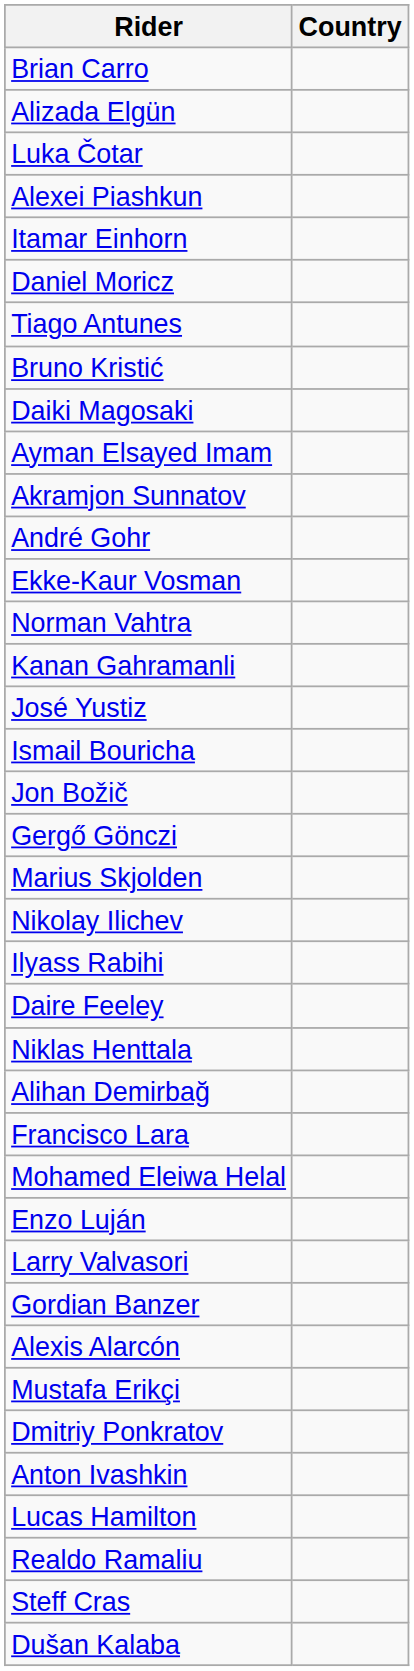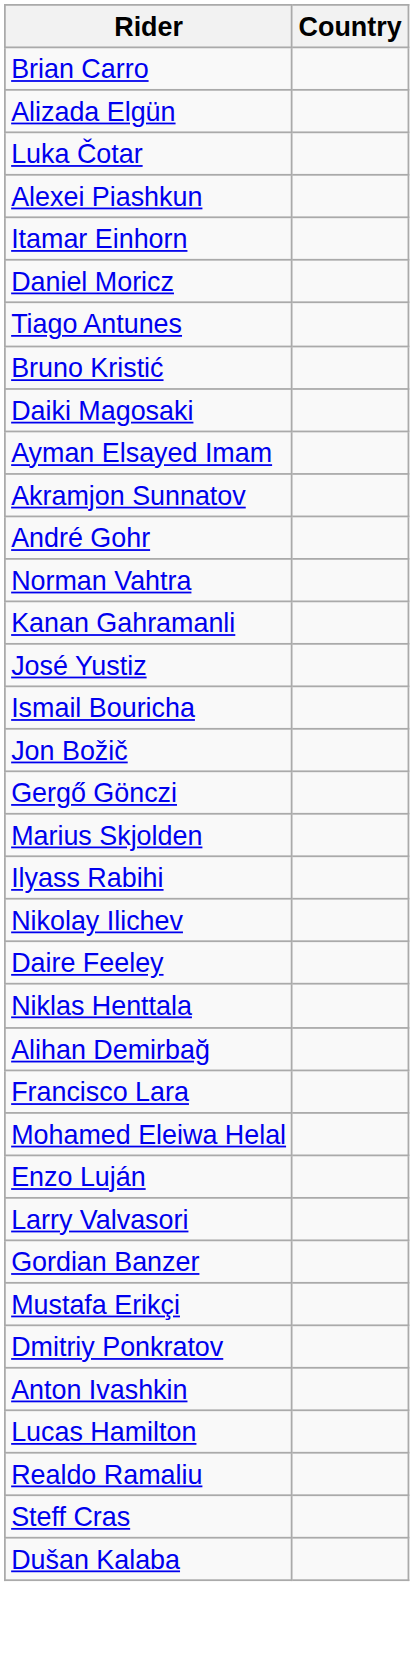- row: (126, 580)
rows swapped: (97, 921) <-> (87, 963)
- row: (96, 1347)
